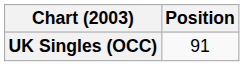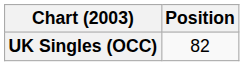(200, 46) 91 -> (200, 46) 82
